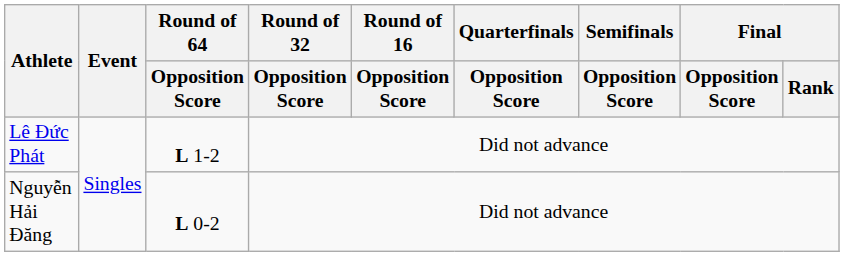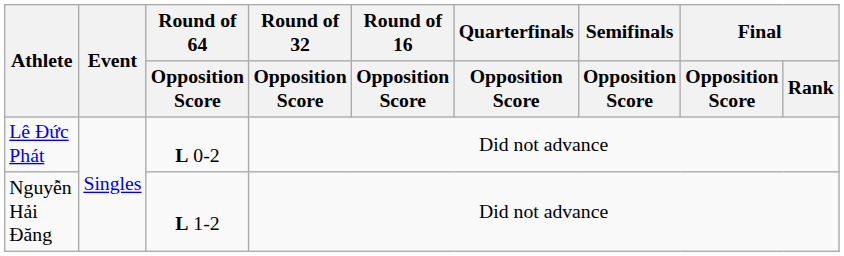(197, 156) L 1-2 -> (197, 156) L 0-2
(197, 223) L 0-2 -> (197, 223) L 1-2
